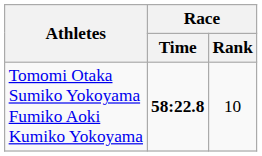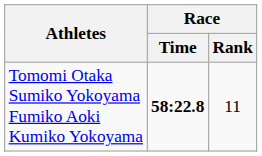(233, 106) 10 -> (233, 106) 11
